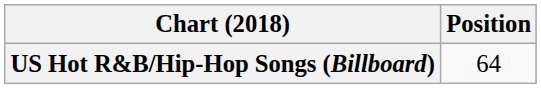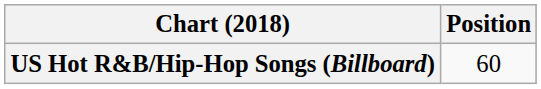(489, 63) 64 -> (489, 63) 60
